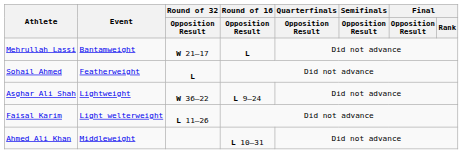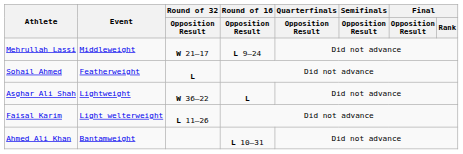(107, 49) Bantamweight -> (107, 49) Middleweight
(247, 53) L -> (247, 53) L 9–24
(247, 98) L 9–24 -> (247, 98) L
(107, 138) Middleweight -> (107, 138) Bantamweight
